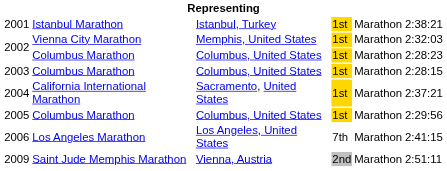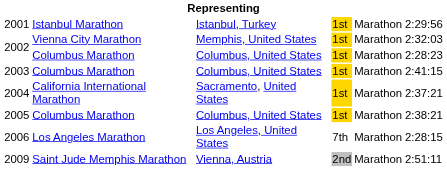(424, 24) 2:38:21 -> (424, 24) 2:29:56
(424, 71) 2:28:15 -> (424, 71) 2:41:15
(424, 115) 2:29:56 -> (424, 115) 2:38:21
(424, 137) 2:41:15 -> (424, 137) 2:28:15
